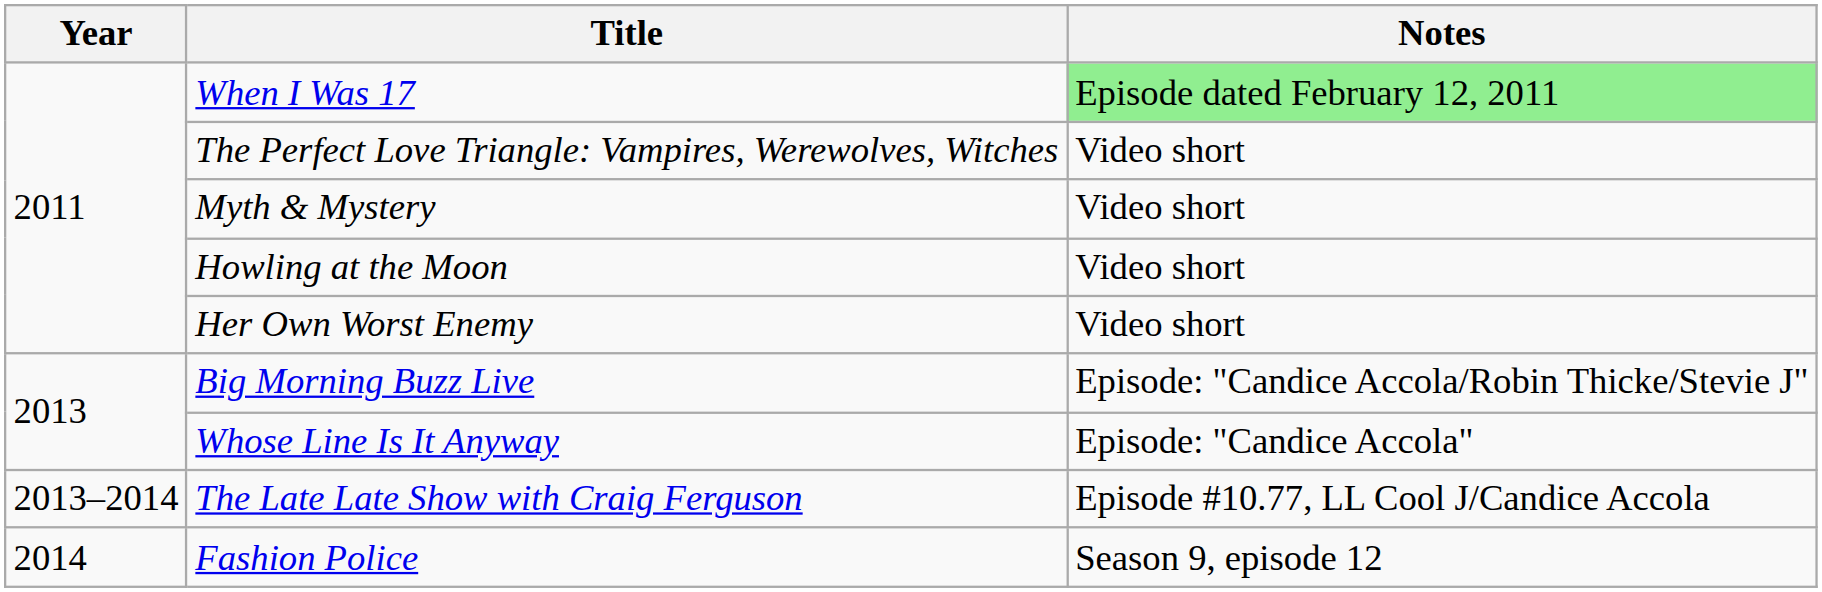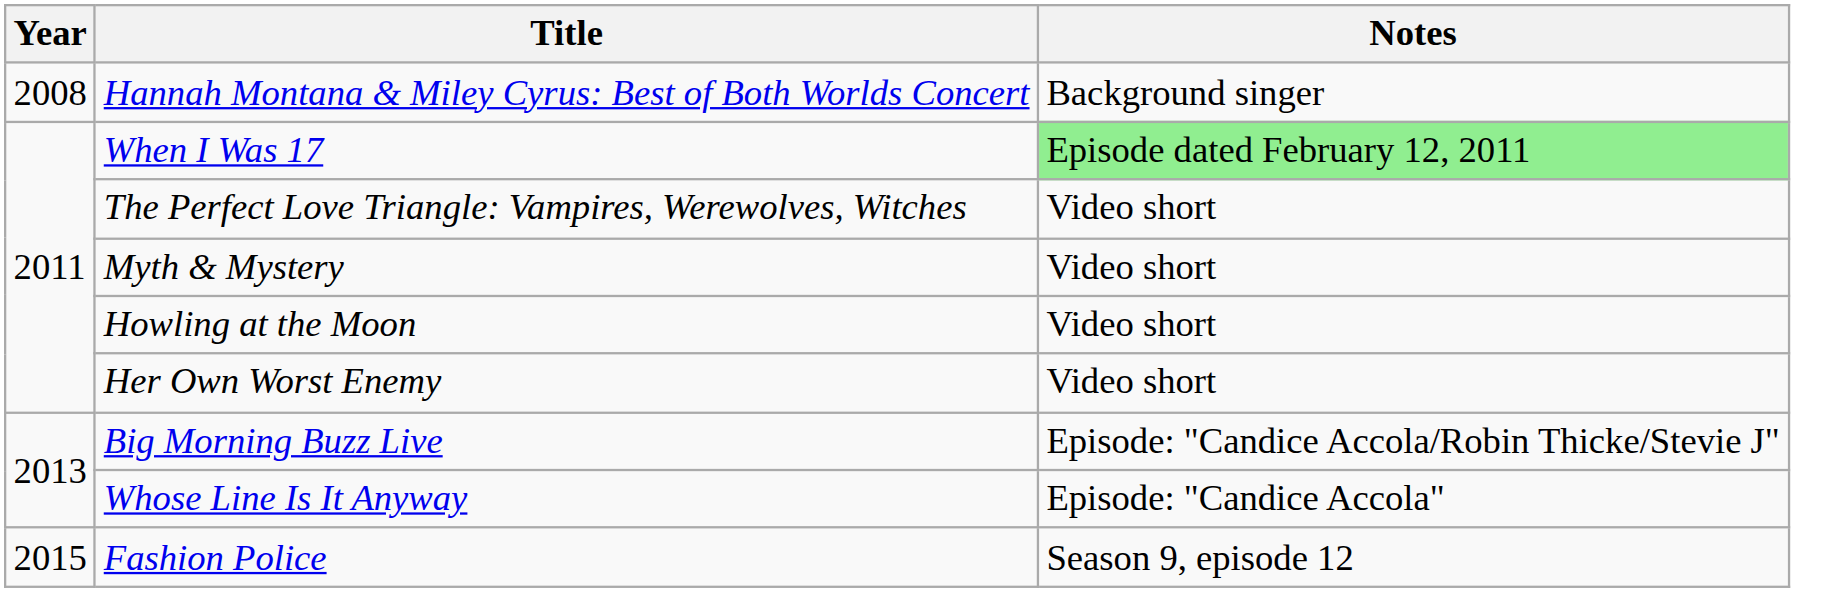+ row: (567, 91)
- row: (499, 498)
(50, 556) 2014 -> (50, 556) 2015
